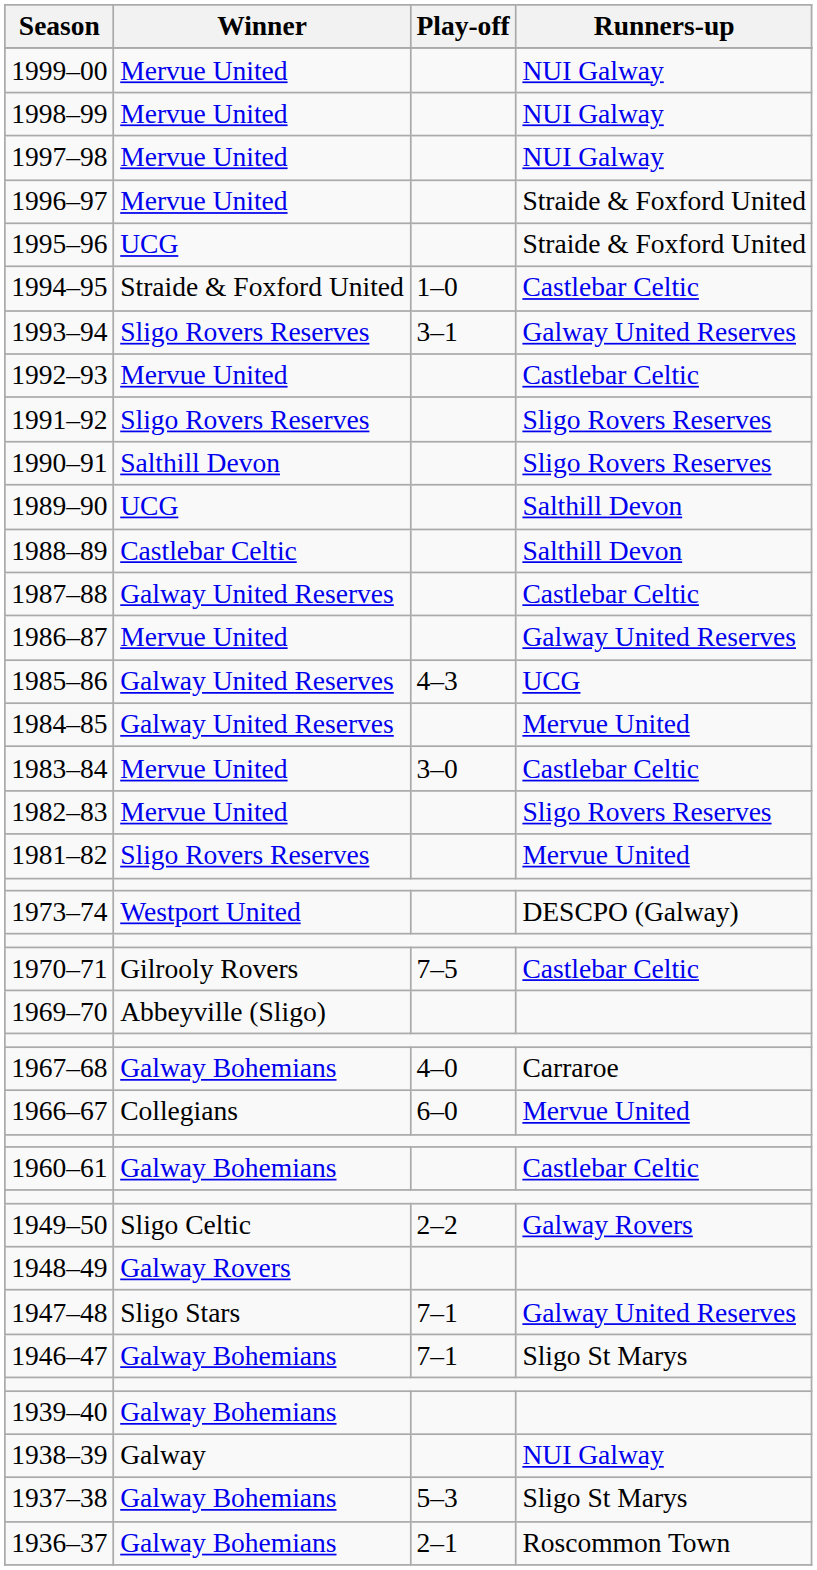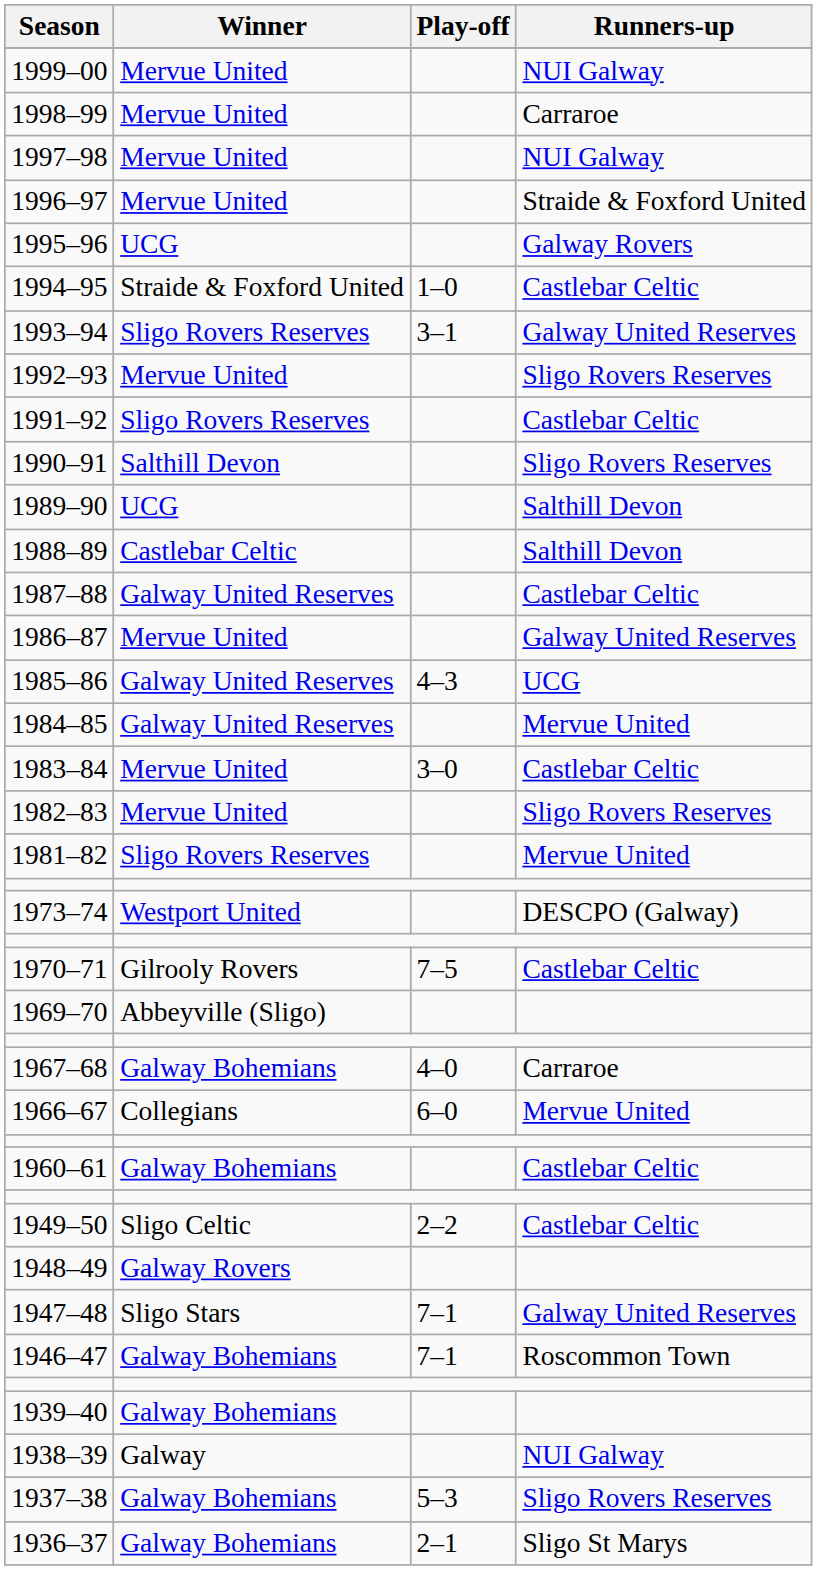(593, 113) NUI Galway -> (571, 113) Carraroe
(664, 244) Straide & Foxford United -> (608, 244) Galway Rovers
(611, 375) Castlebar Celtic -> (647, 375) Sligo Rovers Reserves
(647, 419) Sligo Rovers Reserves -> (611, 419) Castlebar Celtic
(608, 1224) Galway Rovers -> (611, 1224) Castlebar Celtic
(605, 1355) Sligo St Marys -> (626, 1355) Roscommon Town
(605, 1499) Sligo St Marys -> (647, 1499) Sligo Rovers Reserves
(626, 1542) Roscommon Town -> (605, 1542) Sligo St Marys
